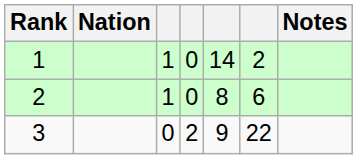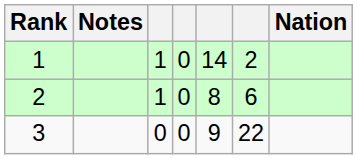columns swapped: (114, 23) <-> (315, 23)
(192, 134) 2 -> (184, 134) 0
